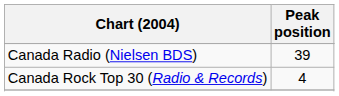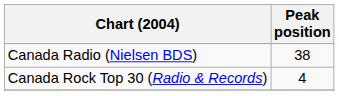(302, 55) 39 -> (302, 55) 38
